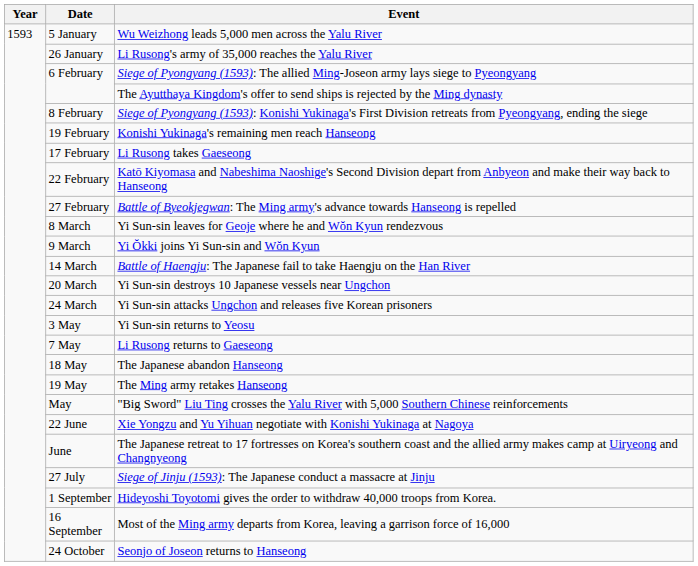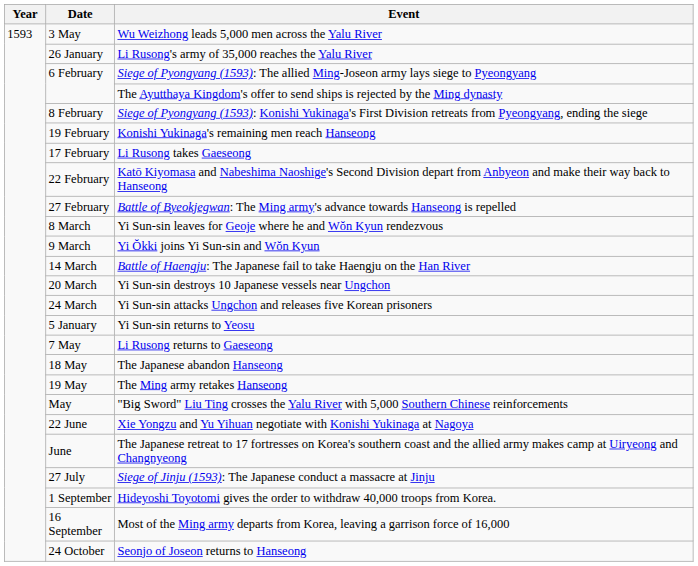(73, 34) 5 January -> (65, 34) 3 May
(65, 325) 3 May -> (73, 325) 5 January
